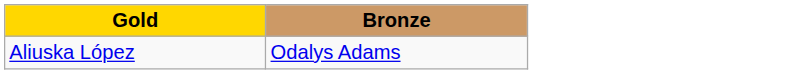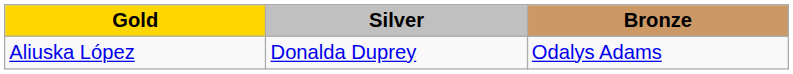+ column: (397, 20)
